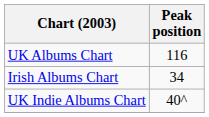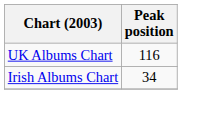- row: (77, 100)
